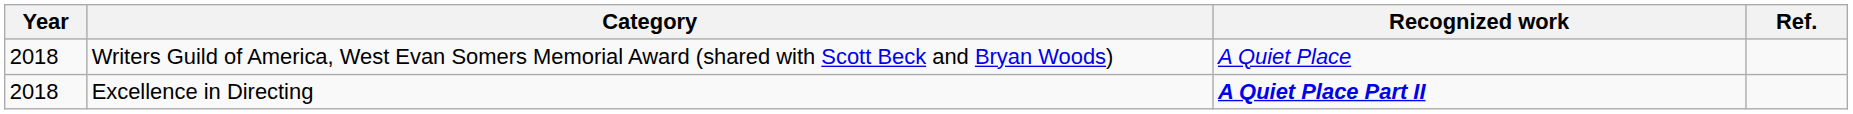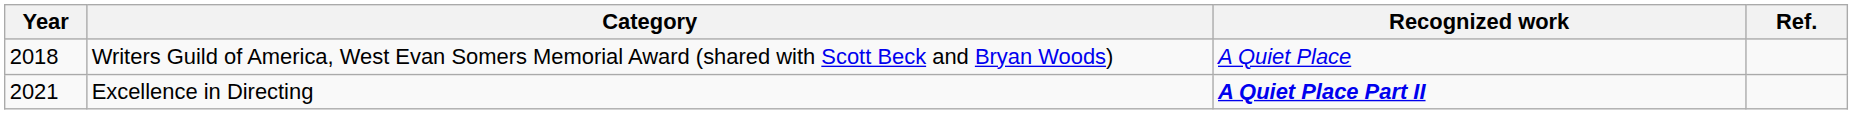(34, 91) 2018 -> (34, 91) 2021
